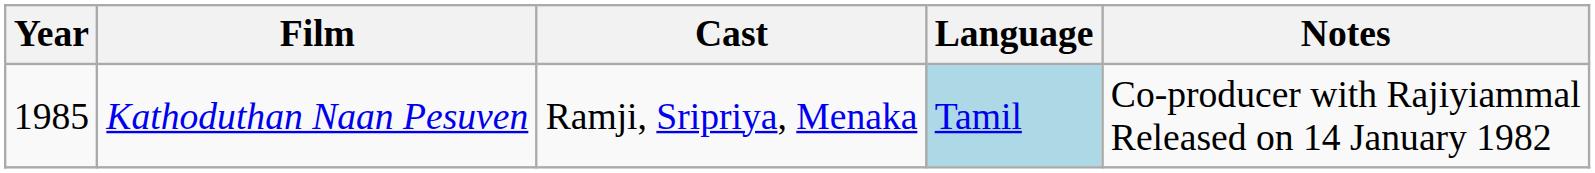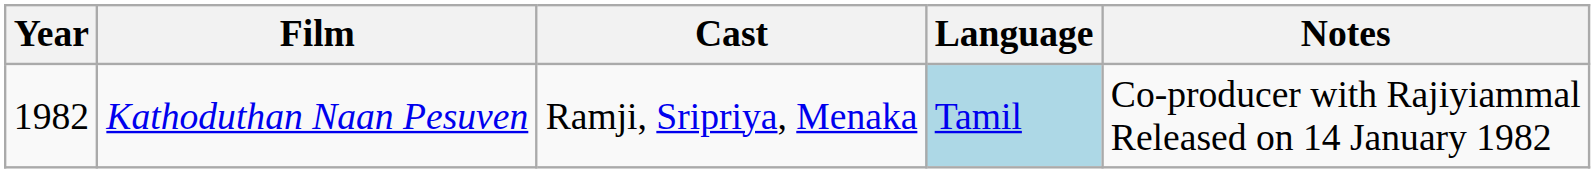(51, 115) 1985 -> (51, 115) 1982
